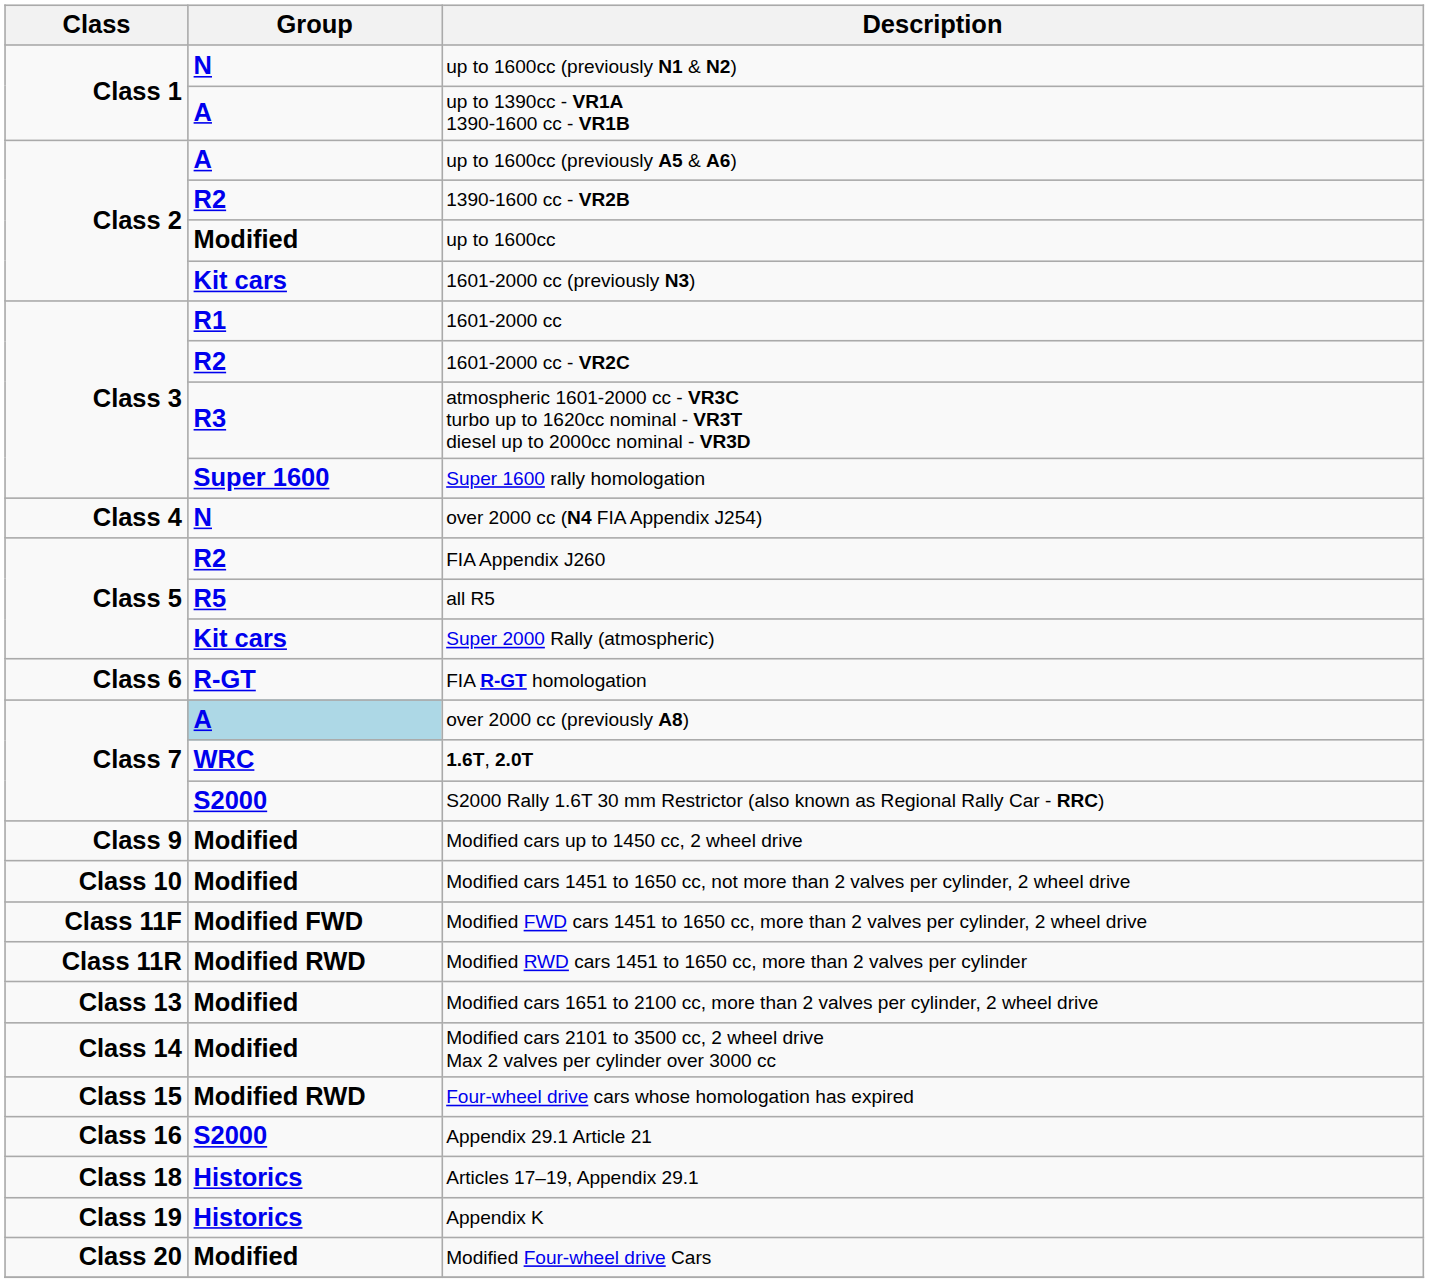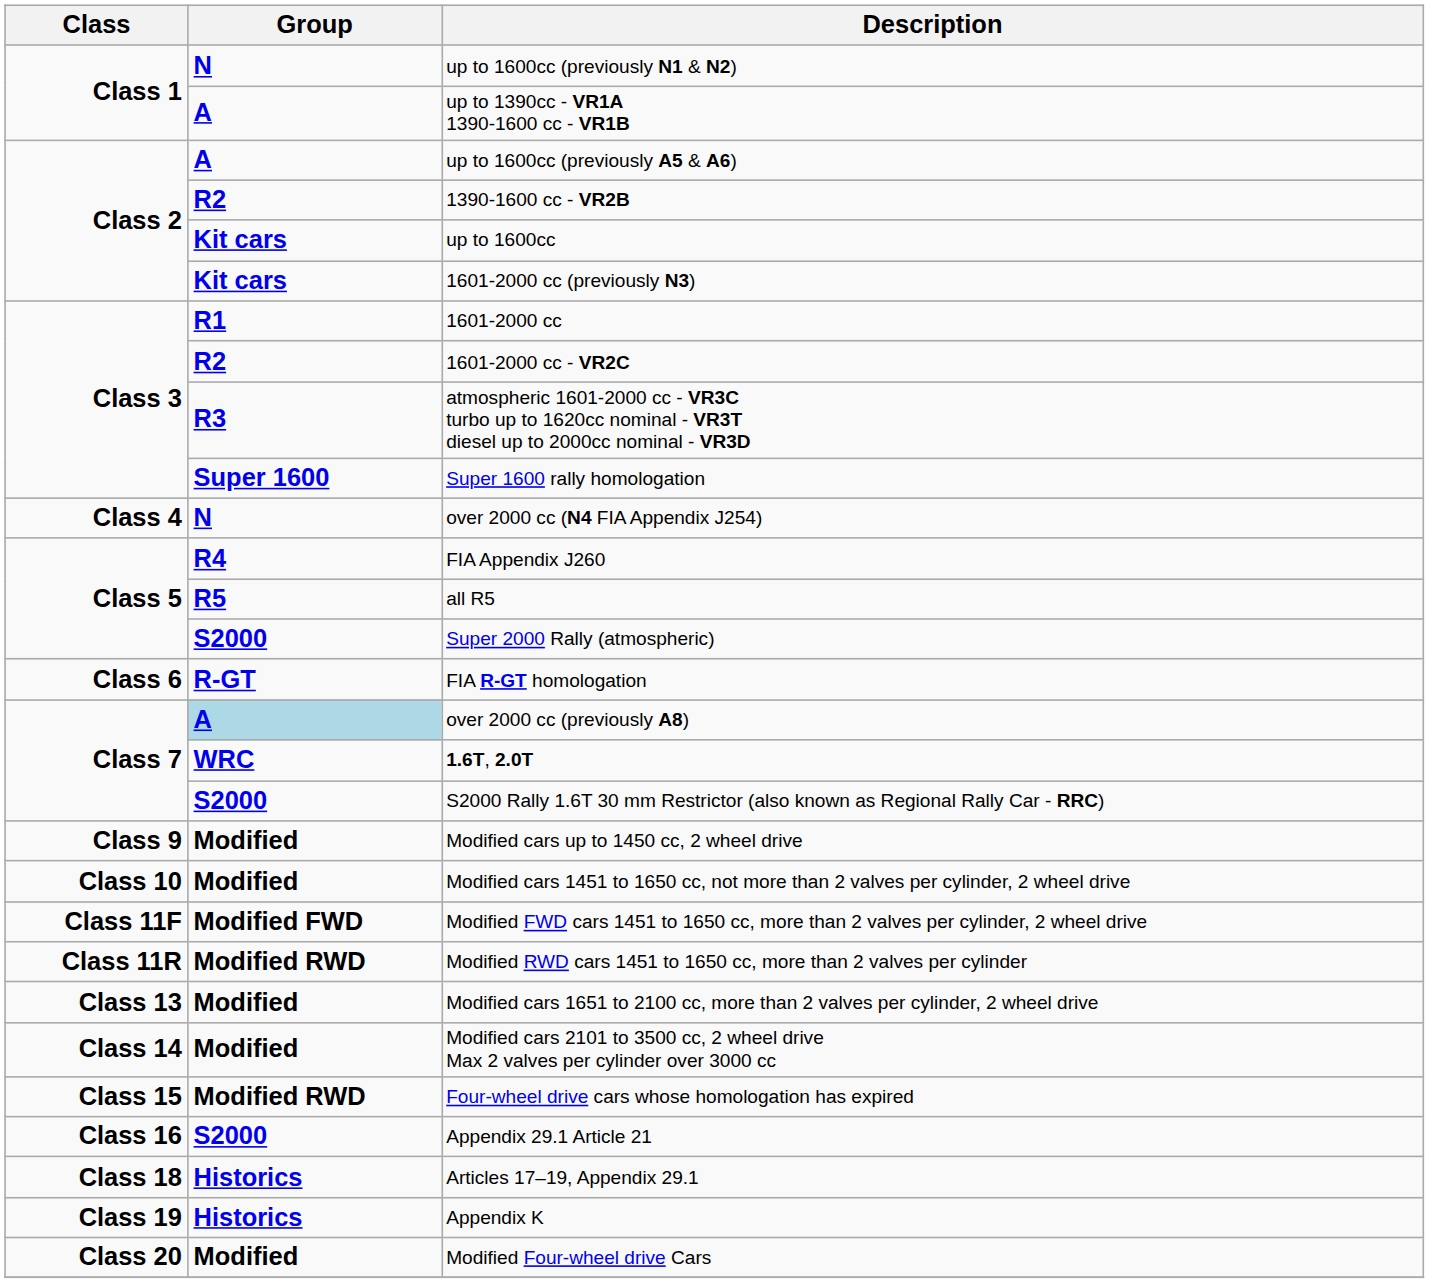(246, 240) Modified -> (240, 240) Kit cars
(210, 558) R2 -> (210, 558) R4
(240, 638) Kit cars -> (230, 638) S2000
